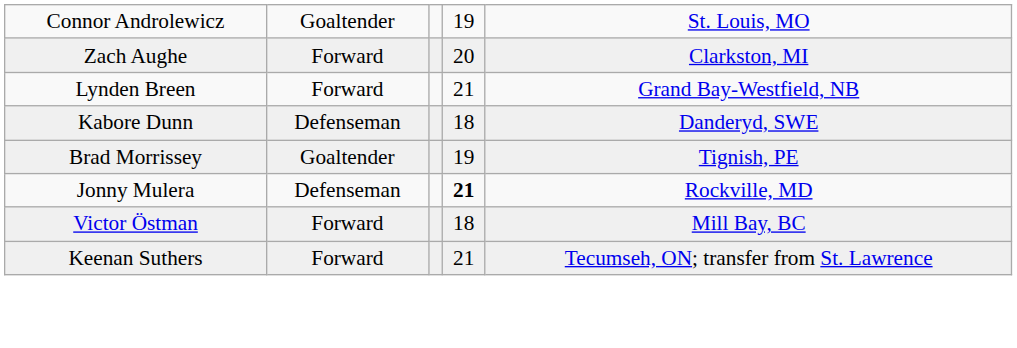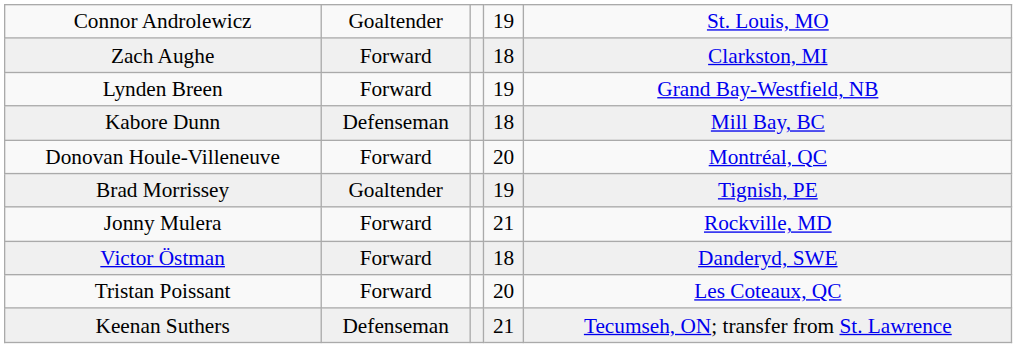(464, 55) 20 -> (504, 55) 18
(464, 88) 21 -> (504, 88) 19
(749, 122) Danderyd, SWE -> (768, 122) Mill Bay, BC
+ row: (163, 156)
(347, 190) Defenseman -> (396, 223) Forward
(464, 190) bold -> (504, 223) normal
(749, 223) Mill Bay, BC -> (768, 257) Danderyd, SWE
+ row: (163, 291)
(347, 257) Forward -> (396, 325) Defenseman
